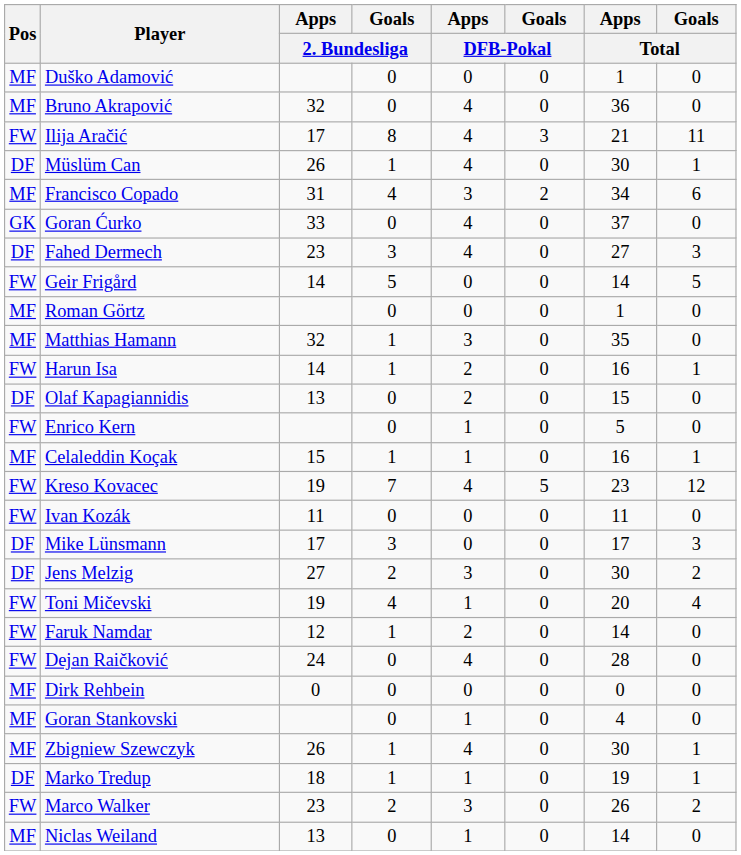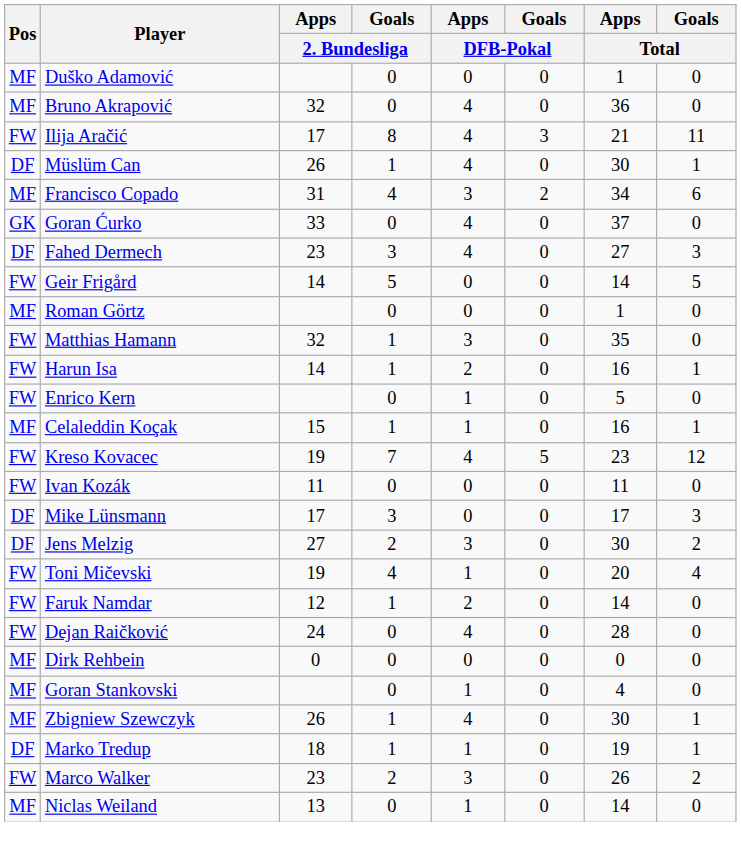(23, 340) MF -> (23, 340) FW
- row: (117, 398)
